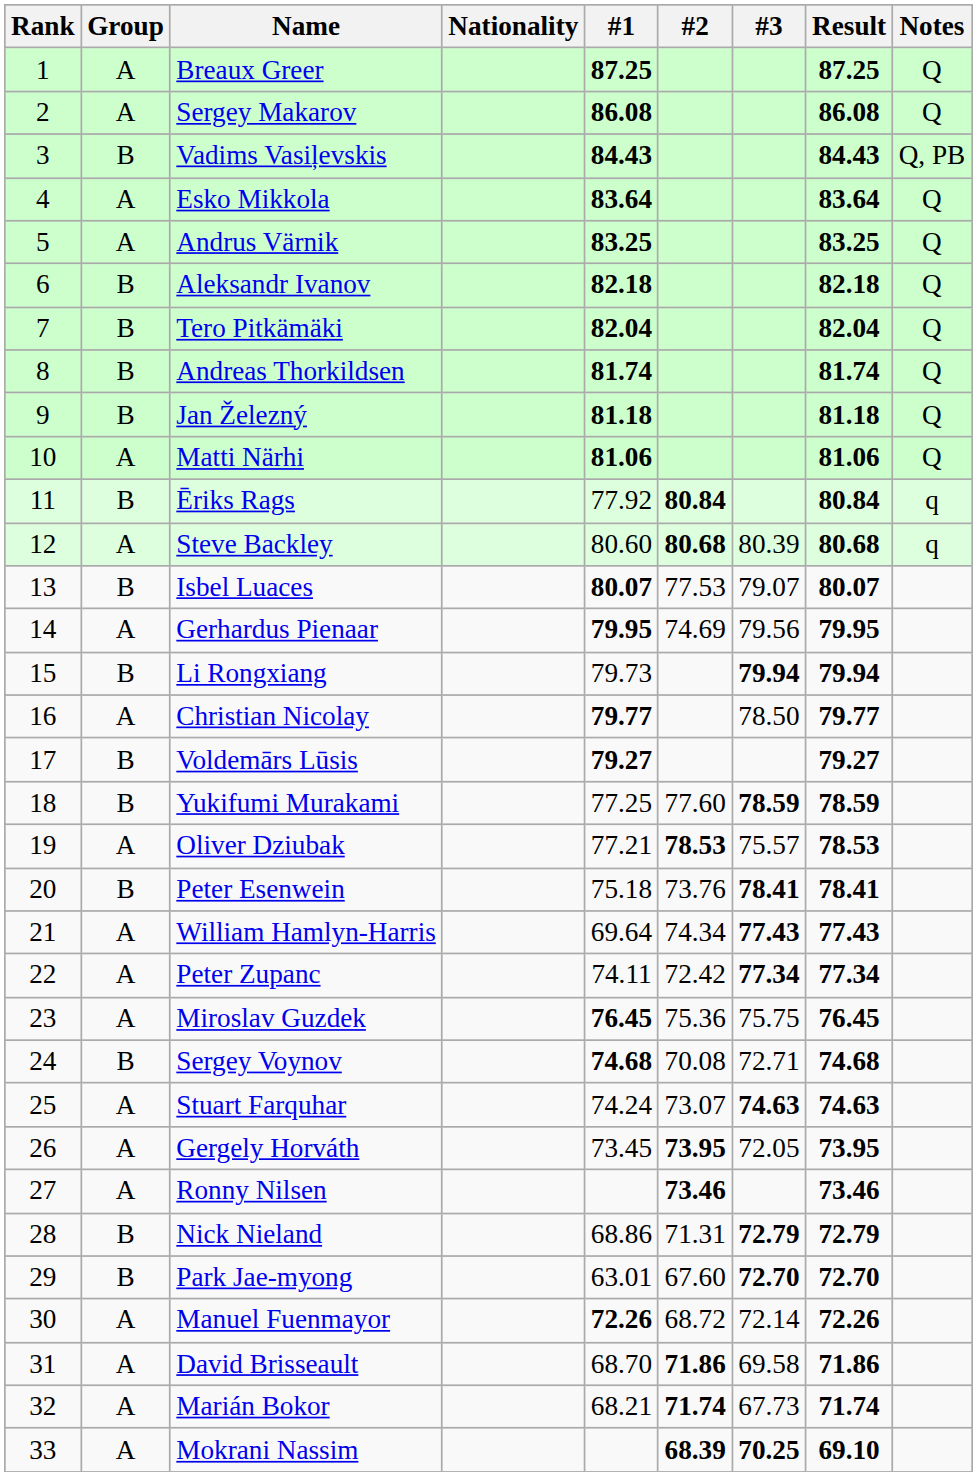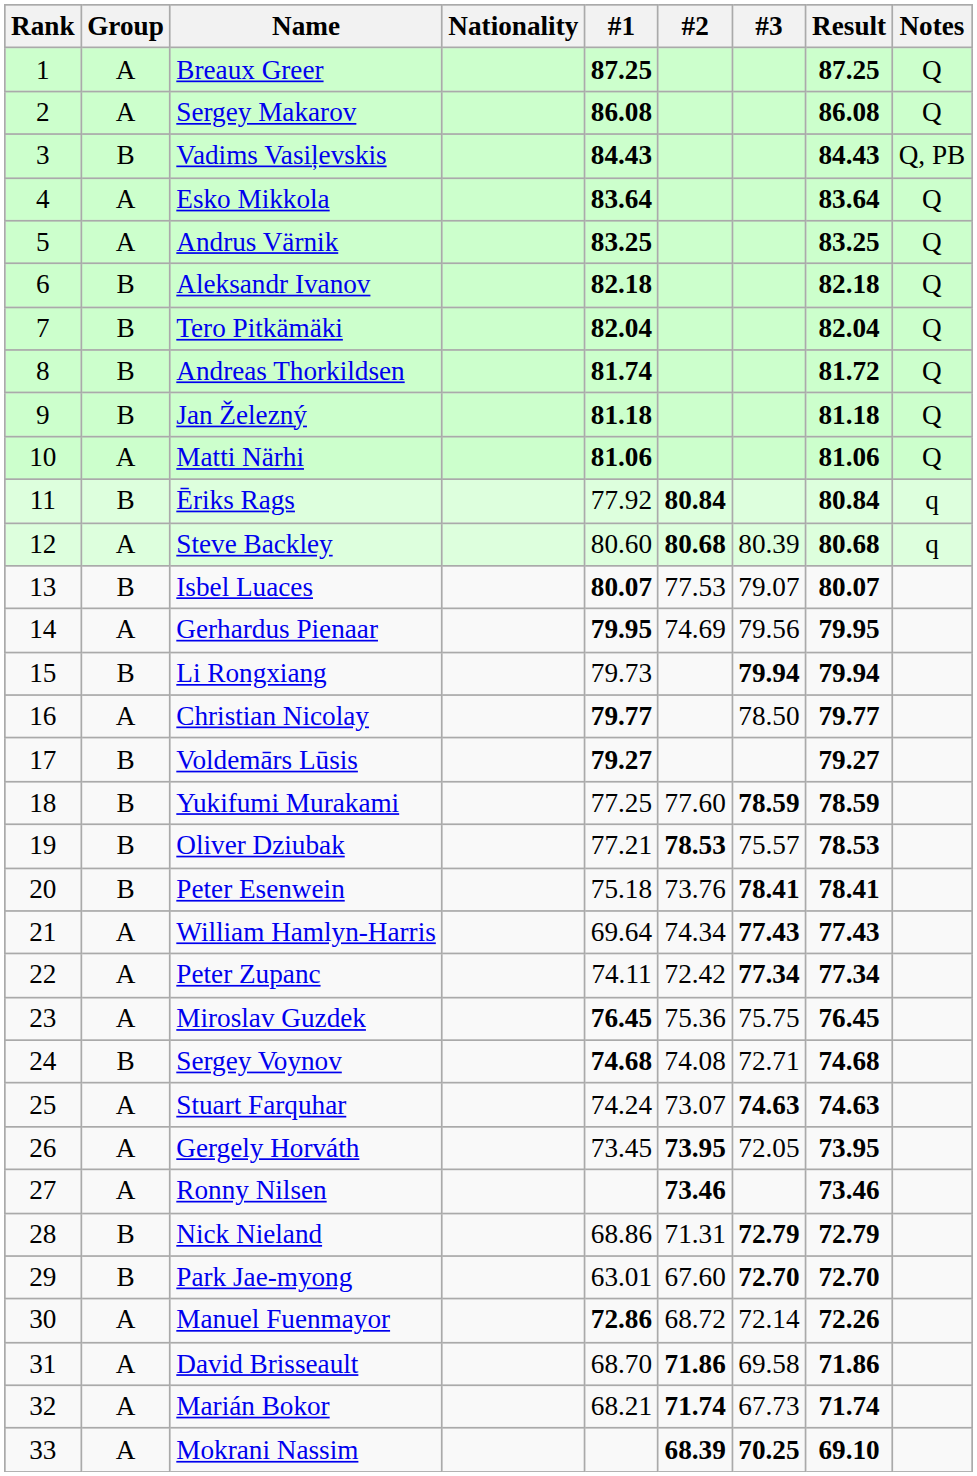(849, 371) 81.74 -> (849, 371) 81.72
(125, 845) A -> (125, 845) B
(695, 1061) 70.08 -> (695, 1061) 74.08
(621, 1320) 72.26 -> (621, 1320) 72.86
